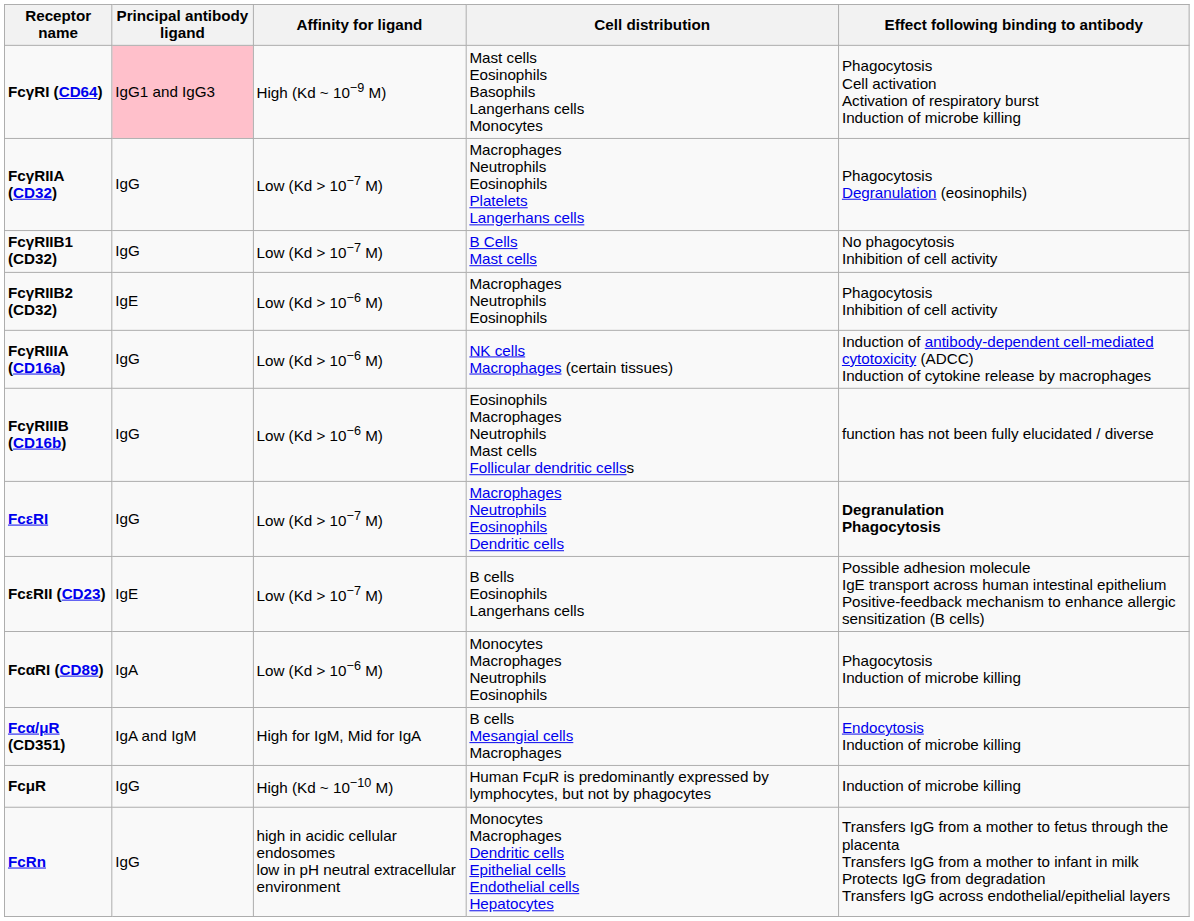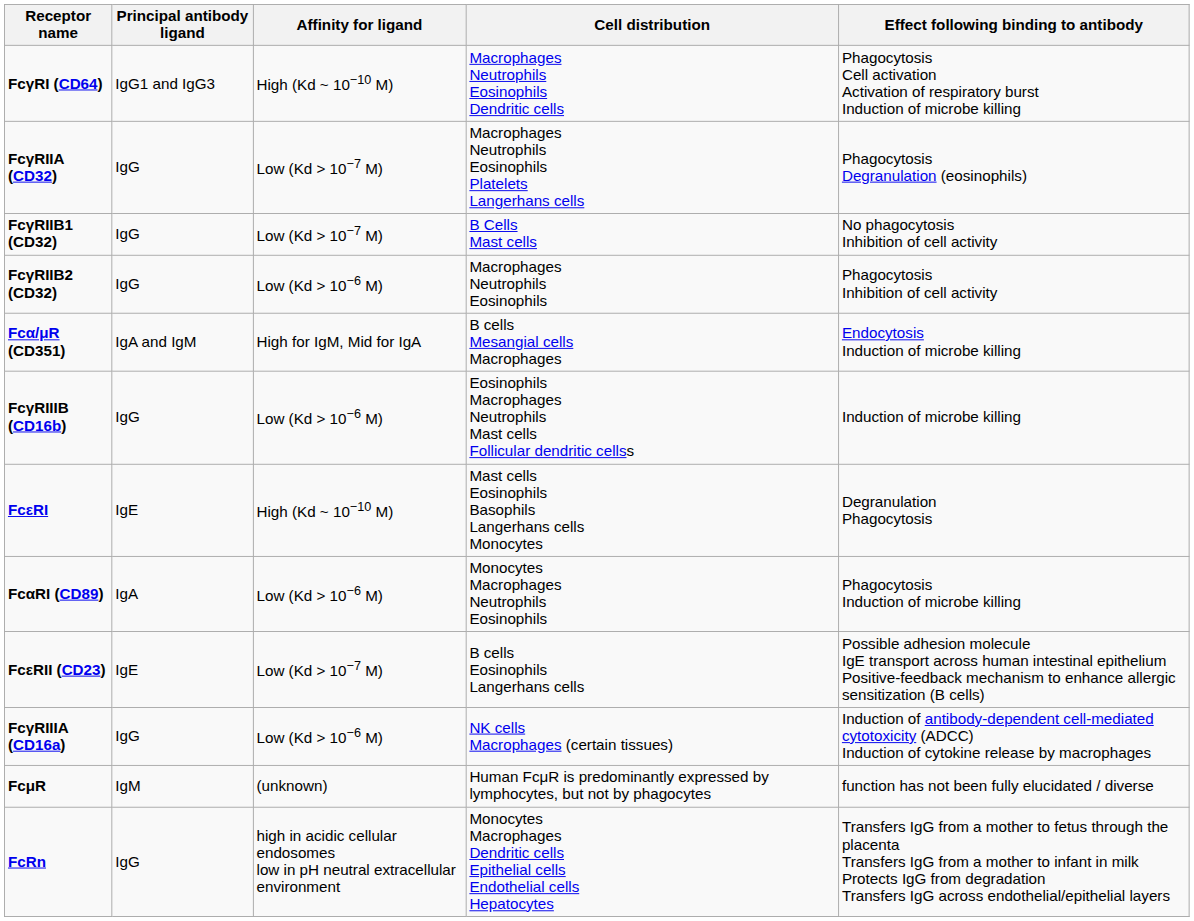(165, 91) pink background -> (165, 83) no background
(321, 91) High (Kd ~ 10−9 M) -> (325, 83) High (Kd ~ 10−10 M)
(527, 91) Mast cells Eosinophils Basophils Langerhans cells Monocytes -> (517, 83) Macrophages Neutrophils Eosinophils Dendritic cells
(127, 301) IgE -> (128, 283) IgG
rows swapped: (38, 359) <-> (37, 736)
(998, 434) function has not been fully elucidated / diverse -> (931, 417) Induction of microbe killing
(128, 518) IgG -> (127, 510) IgE
(320, 518) Low (Kd > 10−7 M) -> (325, 510) High (Kd ~ 10−10 M)
(517, 518) Macrophages Neutrophils Eosinophils Dendritic cells -> (527, 510) Mast cells Eosinophils Basophils Langerhans cells Monocytes
(893, 518) bold -> (889, 510) normal
rows swapped: (57, 594) <-> (56, 669)
(128, 786) IgG -> (128, 786) IgM
(325, 786) High (Kd ~ 10−10 M) -> (292, 786) (unknown)
(931, 786) Induction of microbe killing -> (998, 786) function has not been fully elucidated / diverse
